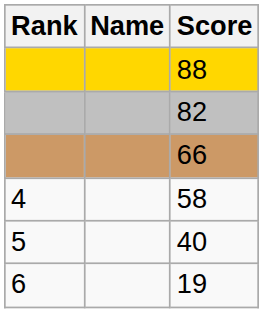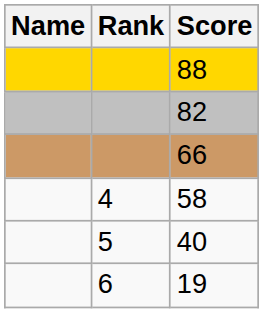columns swapped: (44, 26) <-> (127, 26)
